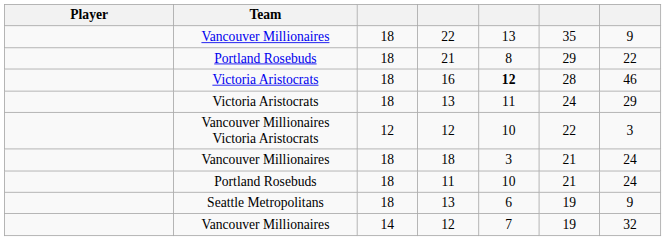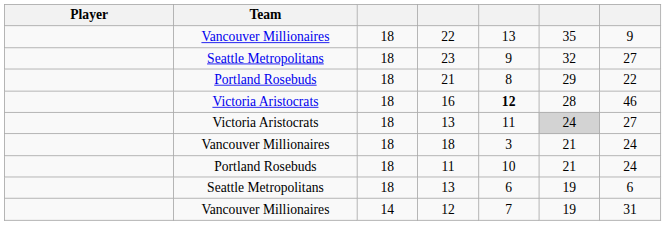+ row: (265, 58)
(569, 101) no background -> (569, 123) lightgrey background
(630, 101) 29 -> (630, 123) 27
- row: (265, 130)
(630, 203) 9 -> (630, 187) 6
(630, 224) 32 -> (630, 209) 31
